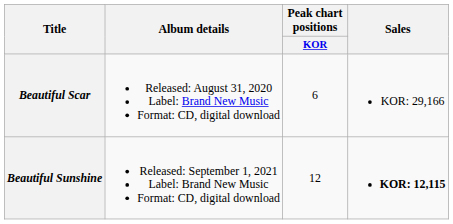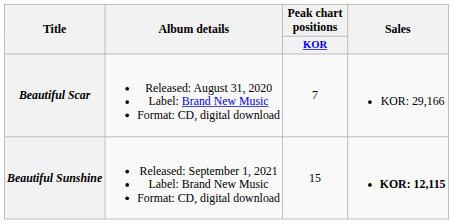(315, 95) 6 -> (315, 95) 7
(315, 177) 12 -> (315, 177) 15
